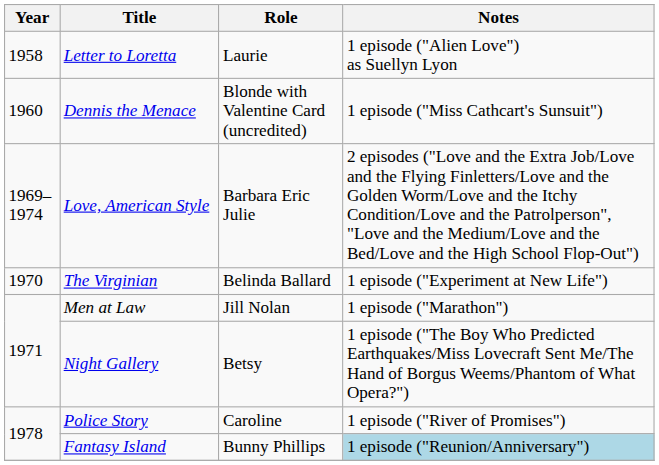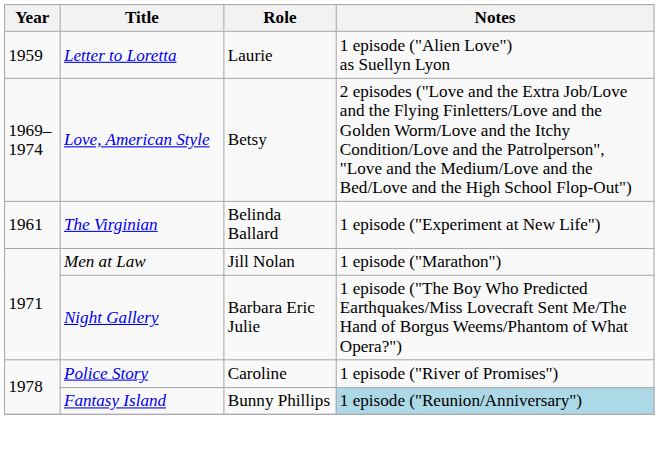(26, 54) 1958 -> (26, 54) 1959
- row: (130, 110)
(266, 205) Barbara Eric Julie -> (247, 139) Betsy
(26, 280) 1970 -> (26, 224) 1961
(242, 363) Betsy -> (271, 317) Barbara Eric Julie
